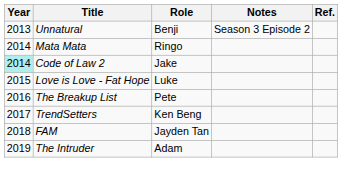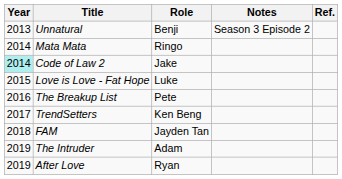+ row: (60, 166)
